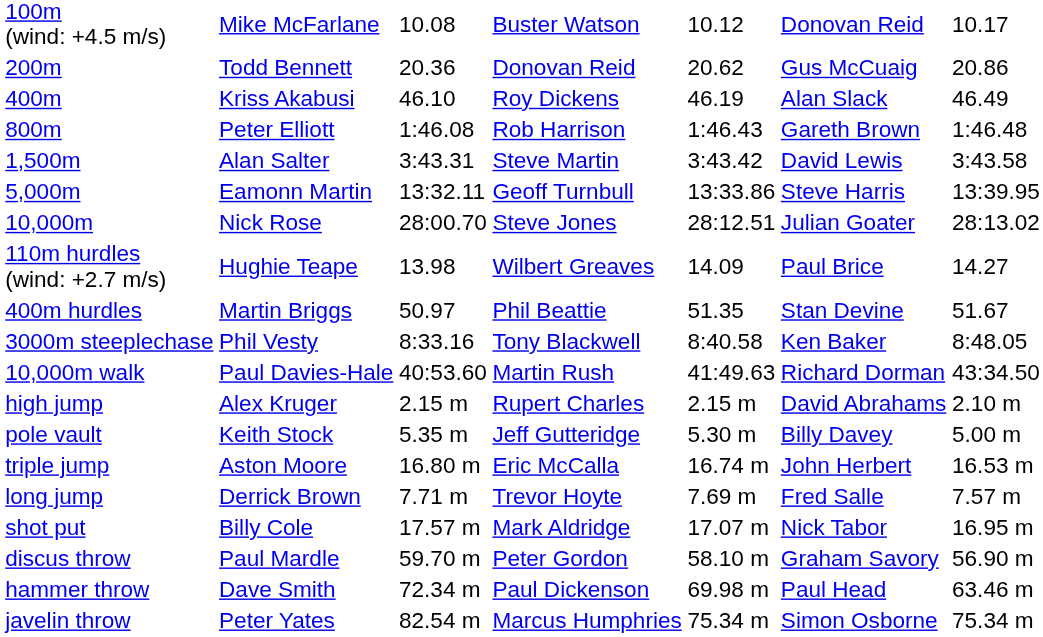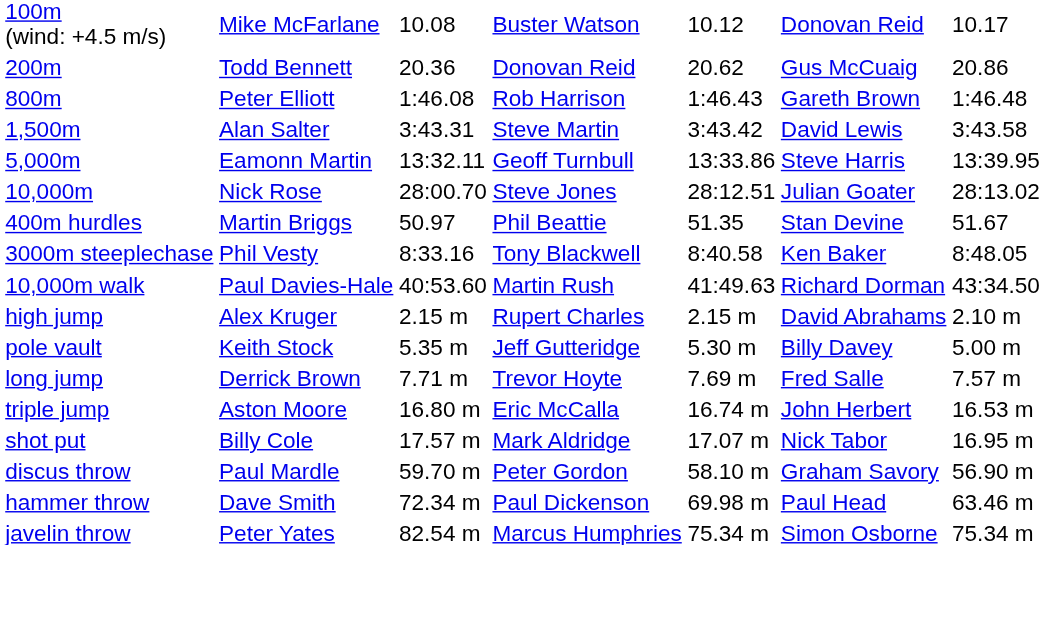- row: (33, 99)
- row: (86, 266)
rows swapped: (54, 496) <-> (57, 465)
